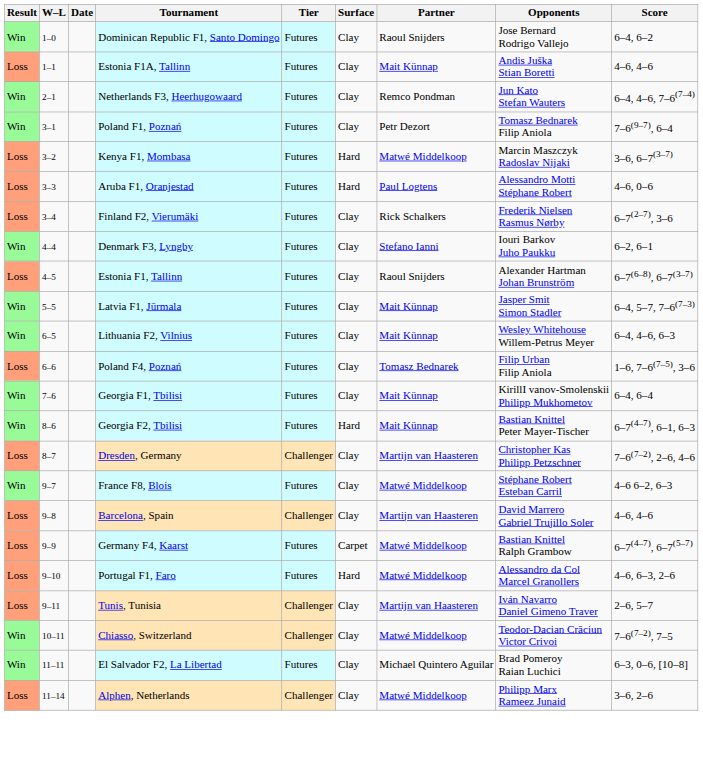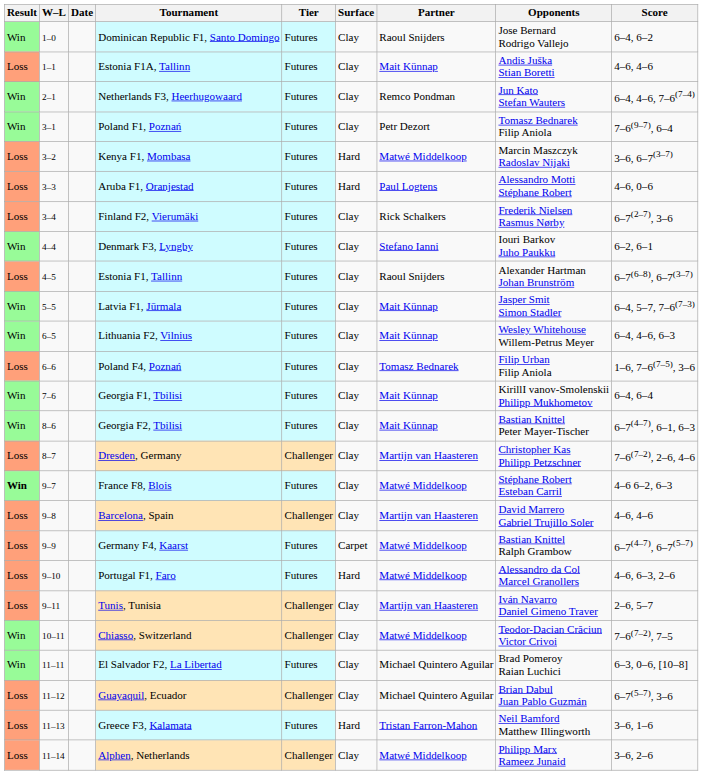(349, 426) Hard -> (348, 426) Clay
(16, 485) normal -> (17, 485) bold
+ row: (142, 695)
+ row: (145, 725)
